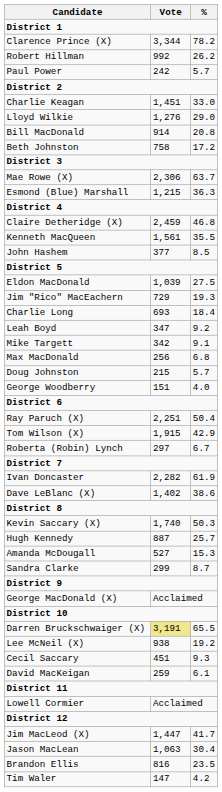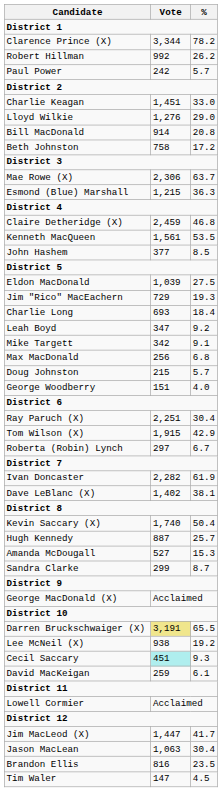(204, 238) 35.5 -> (204, 238) 53.5
(204, 418) 50.4 -> (204, 418) 30.4
(204, 493) 38.6 -> (204, 493) 38.1
(204, 523) 50.3 -> (204, 523) 50.4
(161, 659) no background -> (161, 659) paleturquoise background
(201, 779) 4.2 -> (201, 779) 4.5
